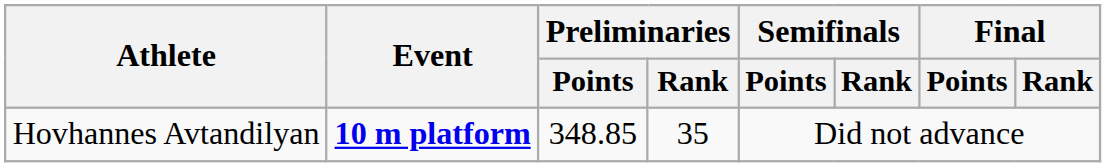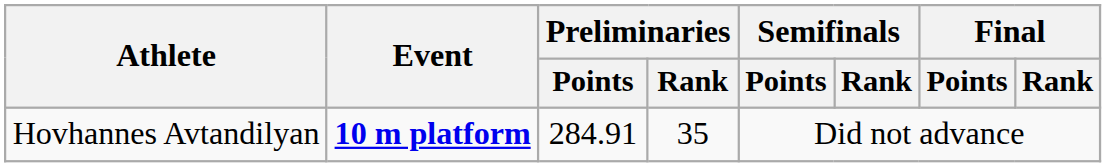(593, 134) 348.85 -> (593, 134) 284.91
